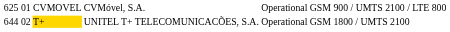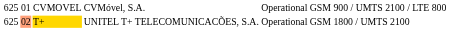(11, 21) 644 -> (11, 21) 625
(26, 21) no background -> (26, 21) lightsalmon background
